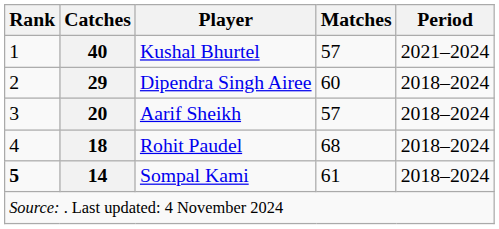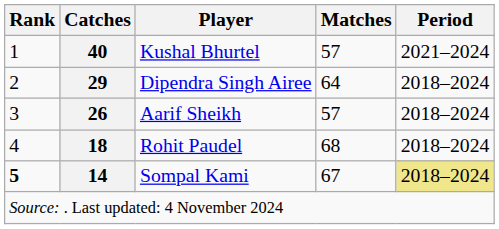(330, 82) 60 -> (330, 82) 64
(98, 113) 20 -> (98, 113) 26
(330, 176) 61 -> (330, 176) 67
(445, 176) no background -> (445, 176) khaki background
